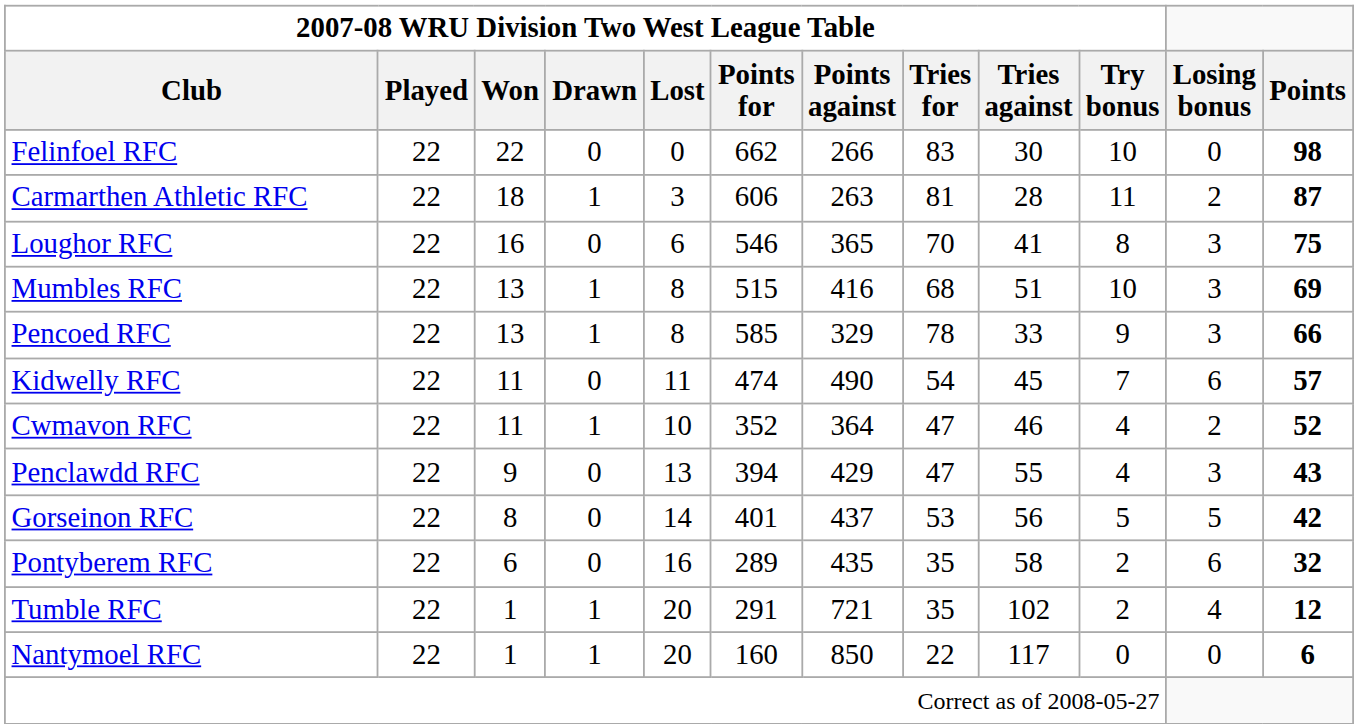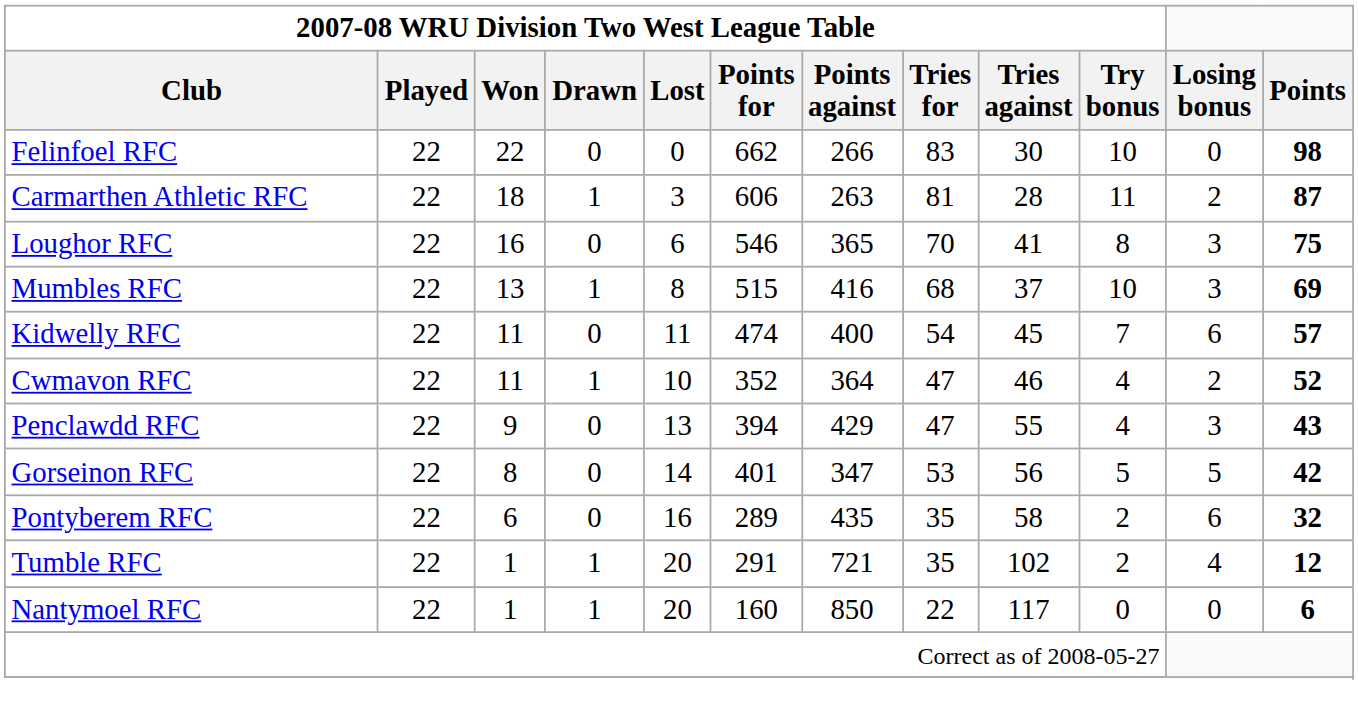(1028, 288) 51 -> (1028, 288) 37
- row: (91, 334)
(852, 380) 490 -> (852, 334) 400
(852, 517) 437 -> (852, 471) 347
